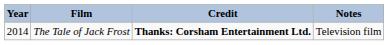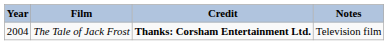(18, 31) 2014 -> (18, 31) 2004
